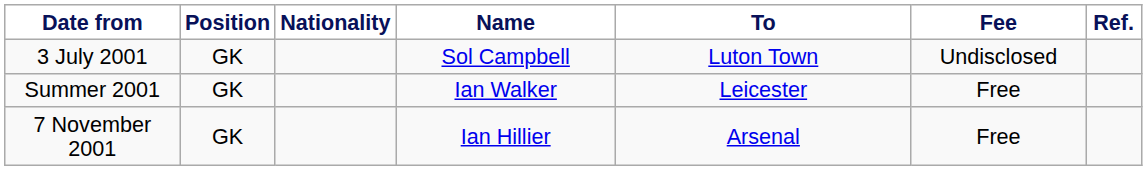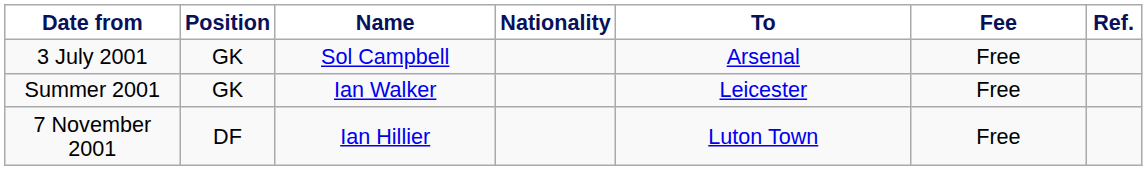columns swapped: (335, 22) <-> (506, 22)
(763, 56) Luton Town -> (763, 56) Arsenal
(998, 56) Undisclosed -> (998, 56) Free
(228, 137) GK -> (228, 137) DF
(763, 137) Arsenal -> (763, 137) Luton Town
